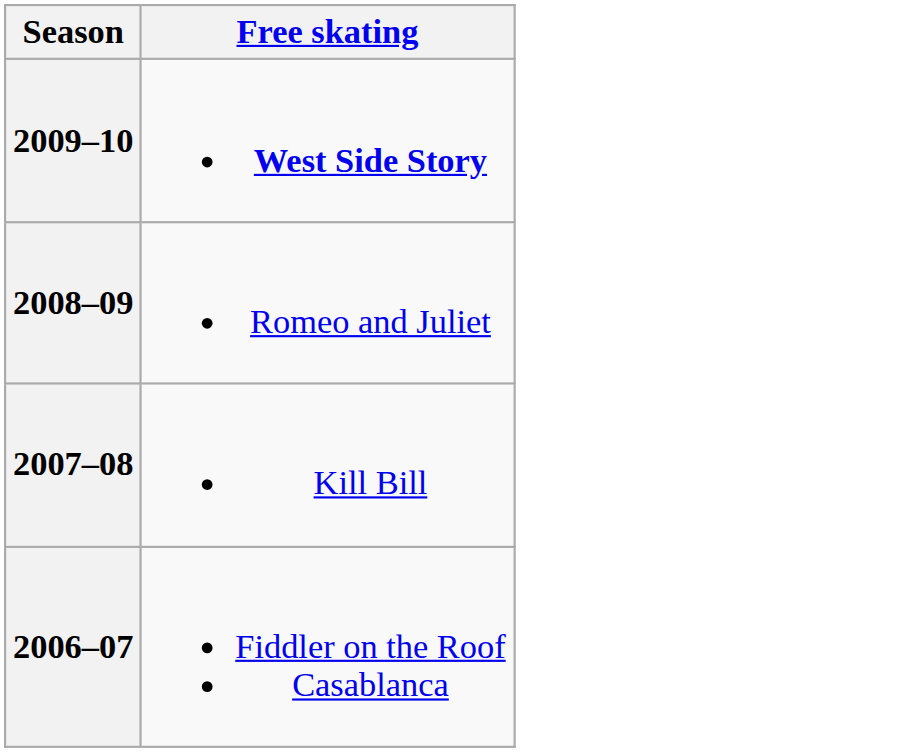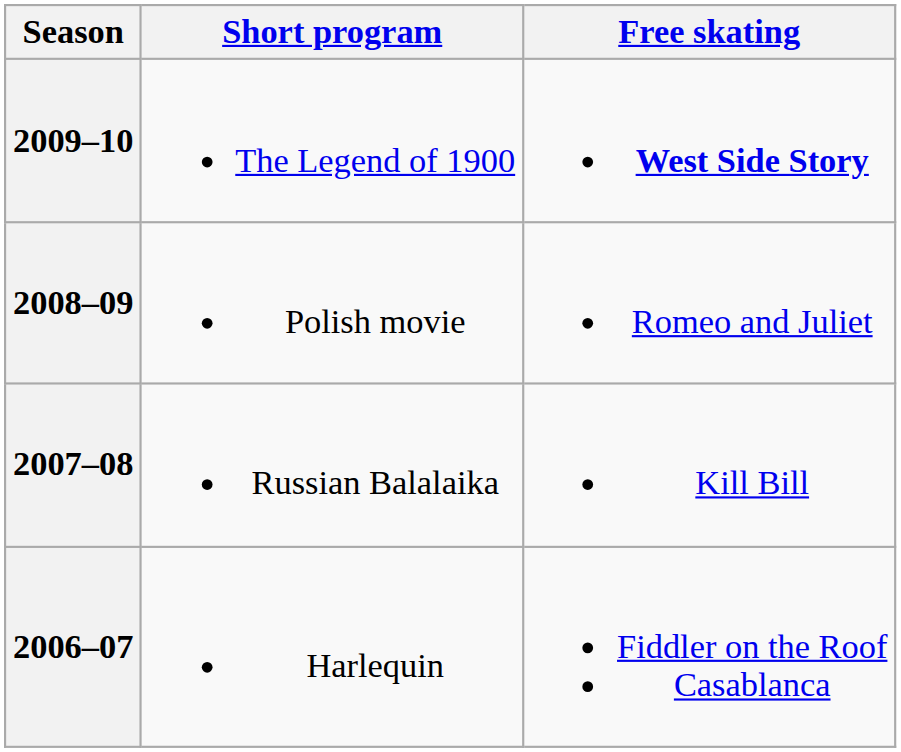+ column: (332, 31)
